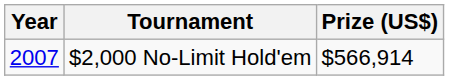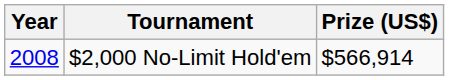(34, 57) 2007 -> (34, 57) 2008
